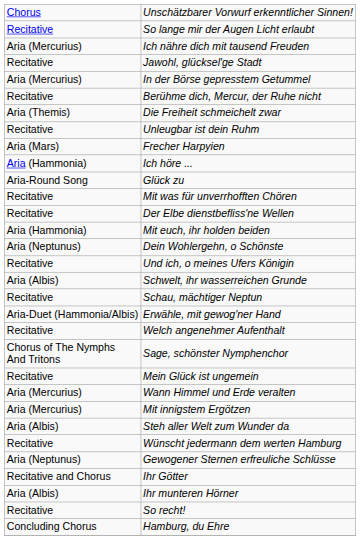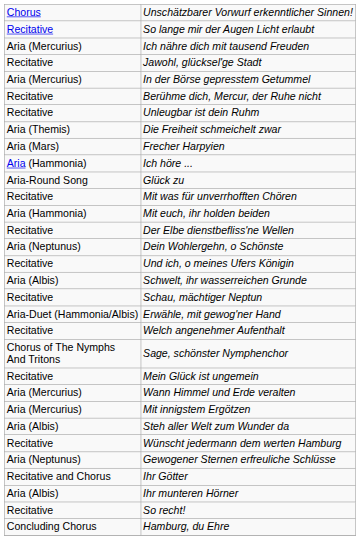rows swapped: (212, 113) <-> (201, 130)
rows swapped: (206, 230) <-> (219, 213)
